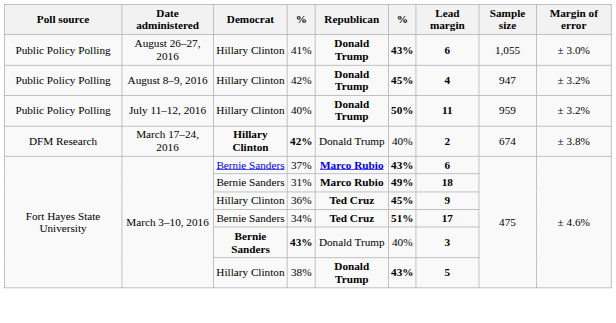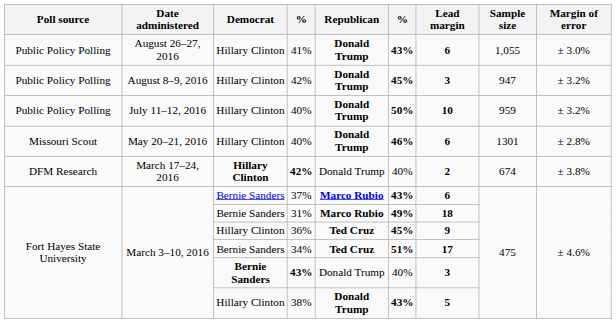(447, 80) 4 -> (447, 80) 3
(447, 110) 11 -> (447, 110) 10
+ row: (168, 141)
